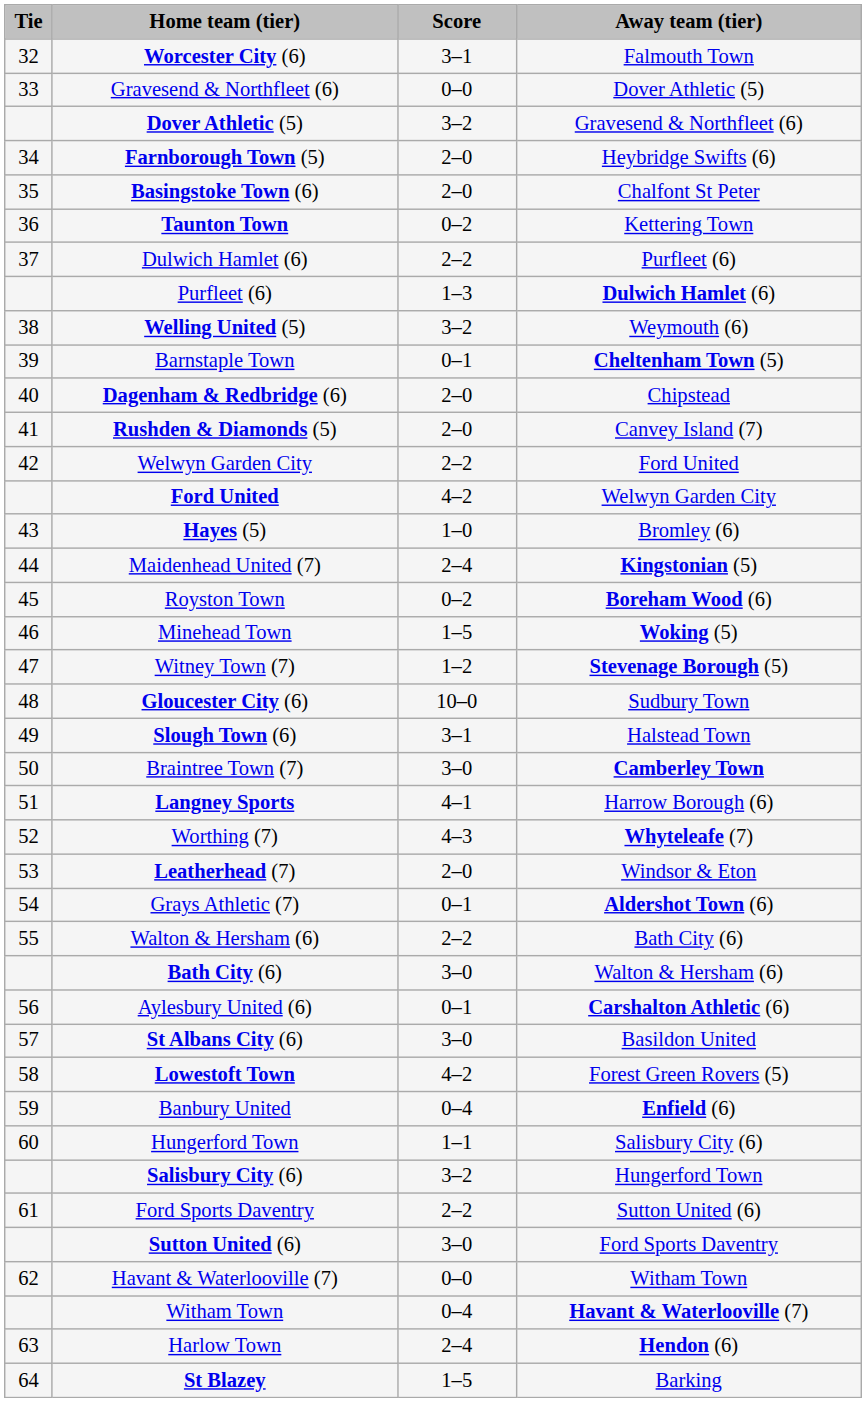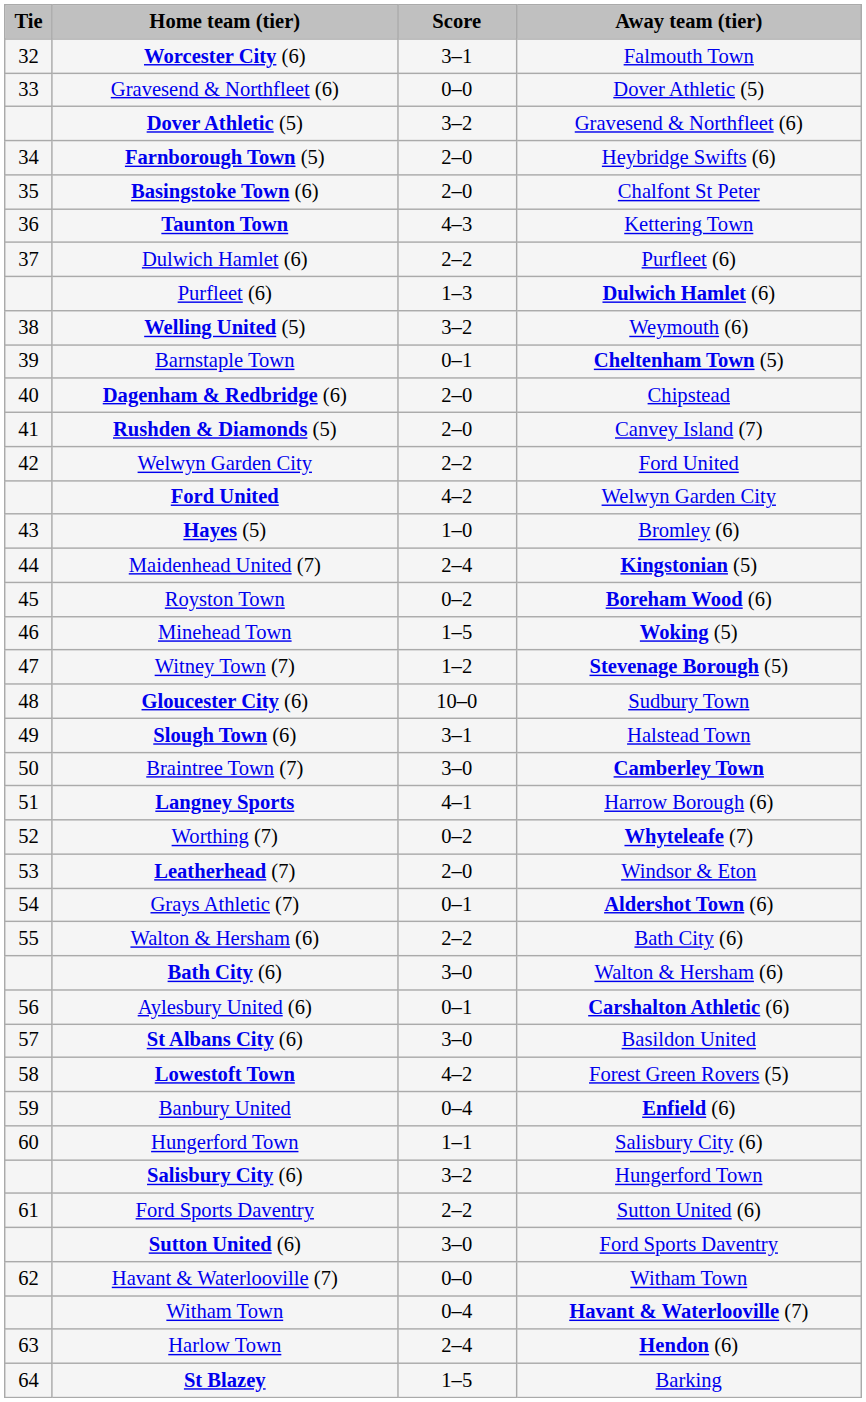(457, 225) 0–2 -> (457, 225) 4–3
(457, 836) 4–3 -> (457, 836) 0–2
